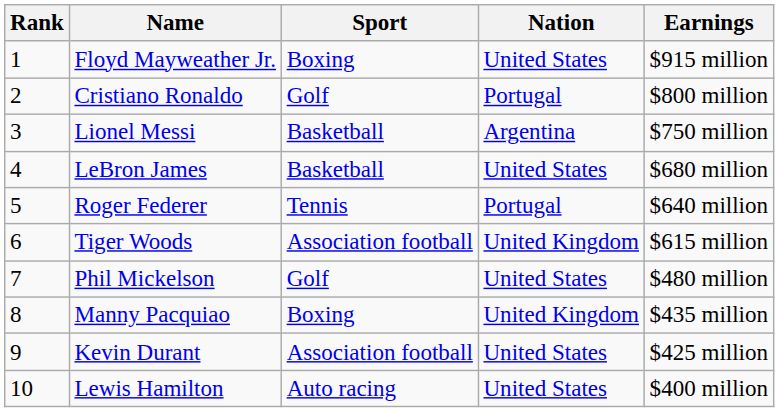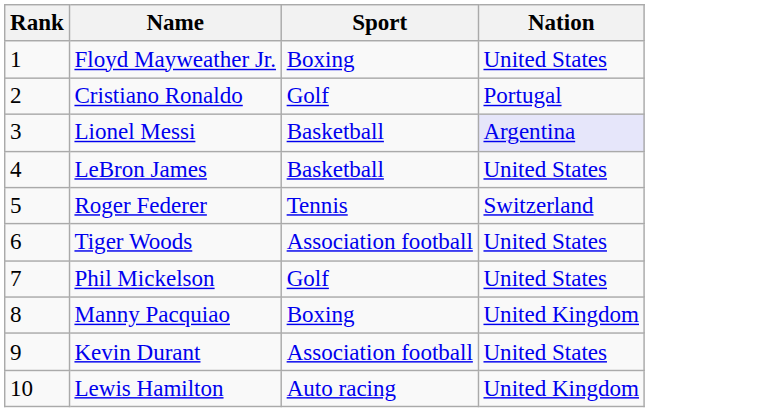- column: (709, 22)
(529, 132) no background -> (529, 132) lavender background
(523, 205) Portugal -> (538, 205) Switzerland
(561, 242) United Kingdom -> (545, 242) United States
(545, 388) United States -> (561, 388) United Kingdom
